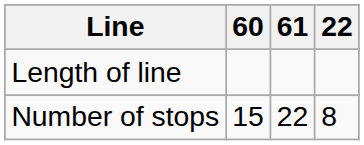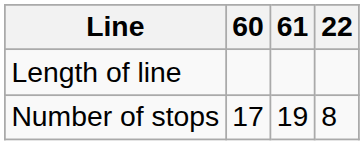(248, 116) 15 -> (248, 116) 17
(293, 116) 22 -> (293, 116) 19
